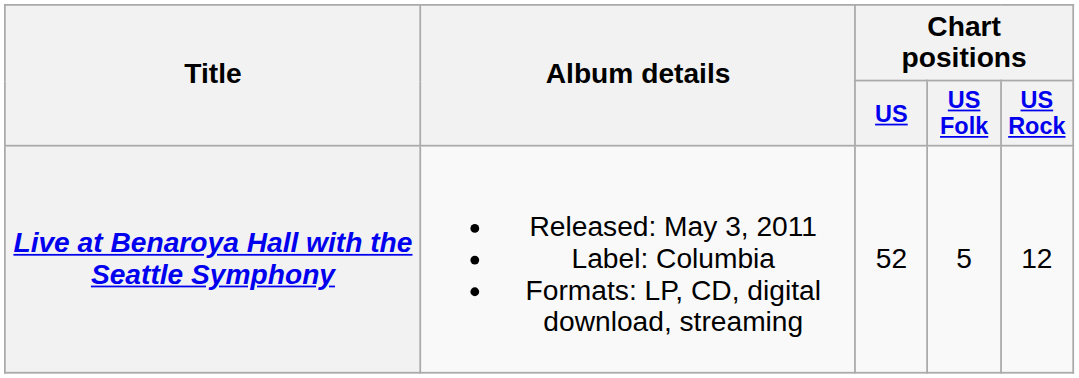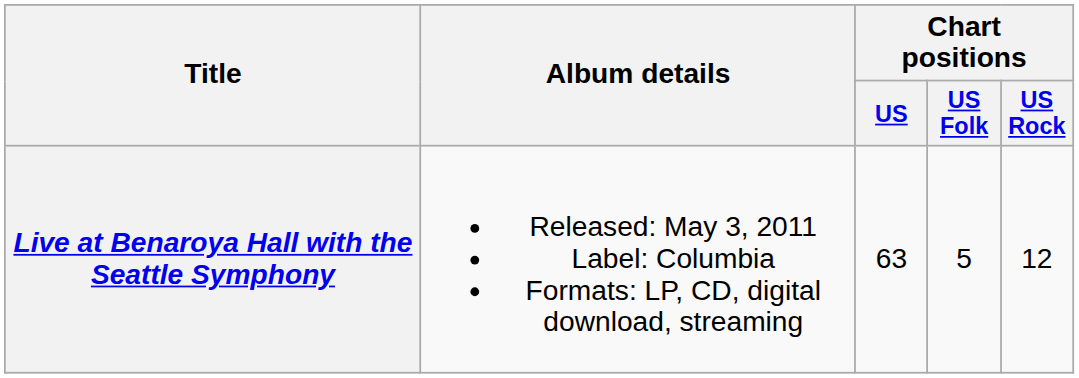(891, 258) 52 -> (891, 258) 63
